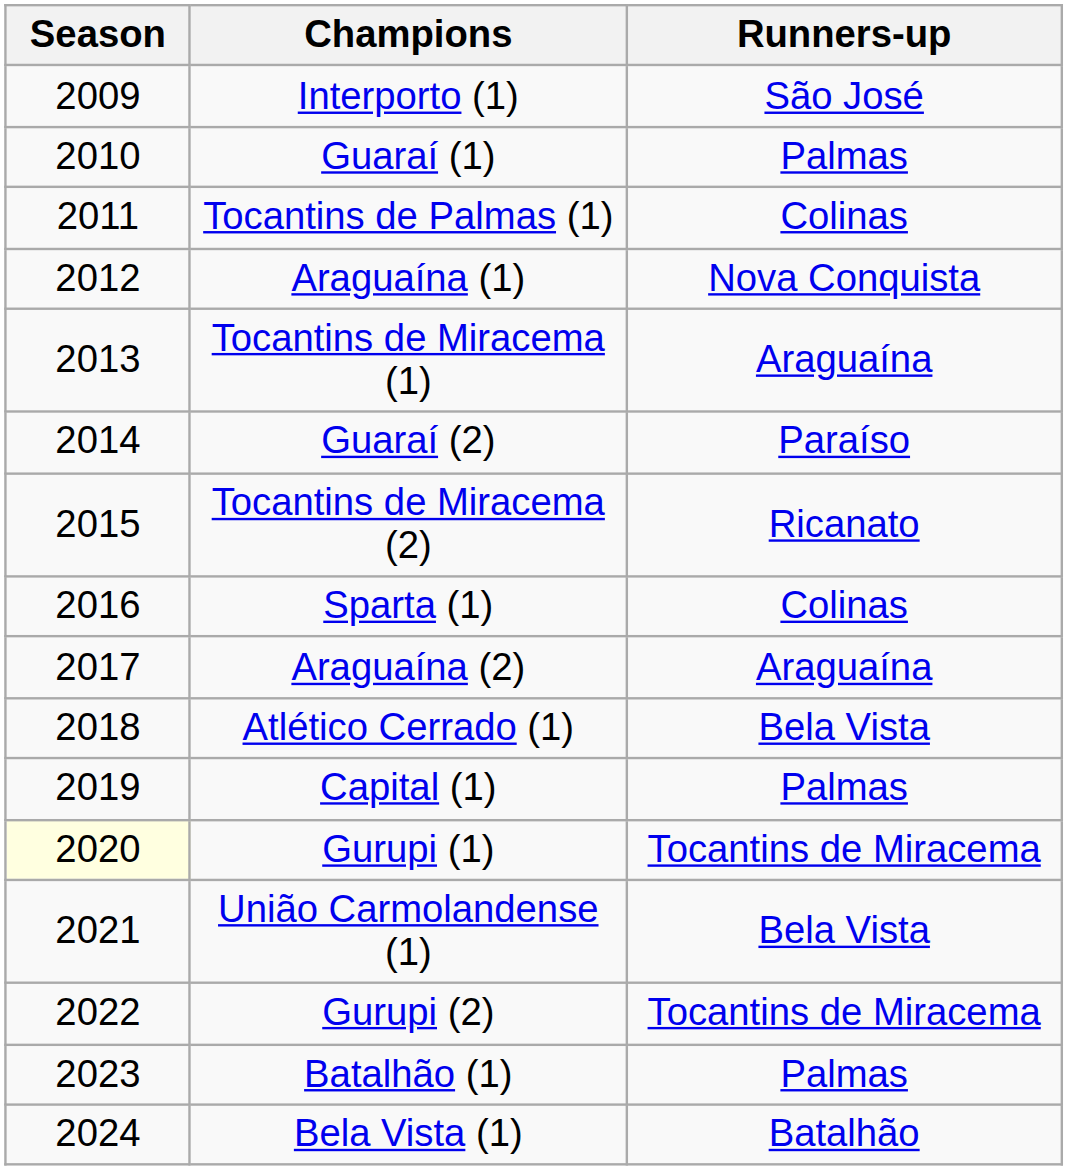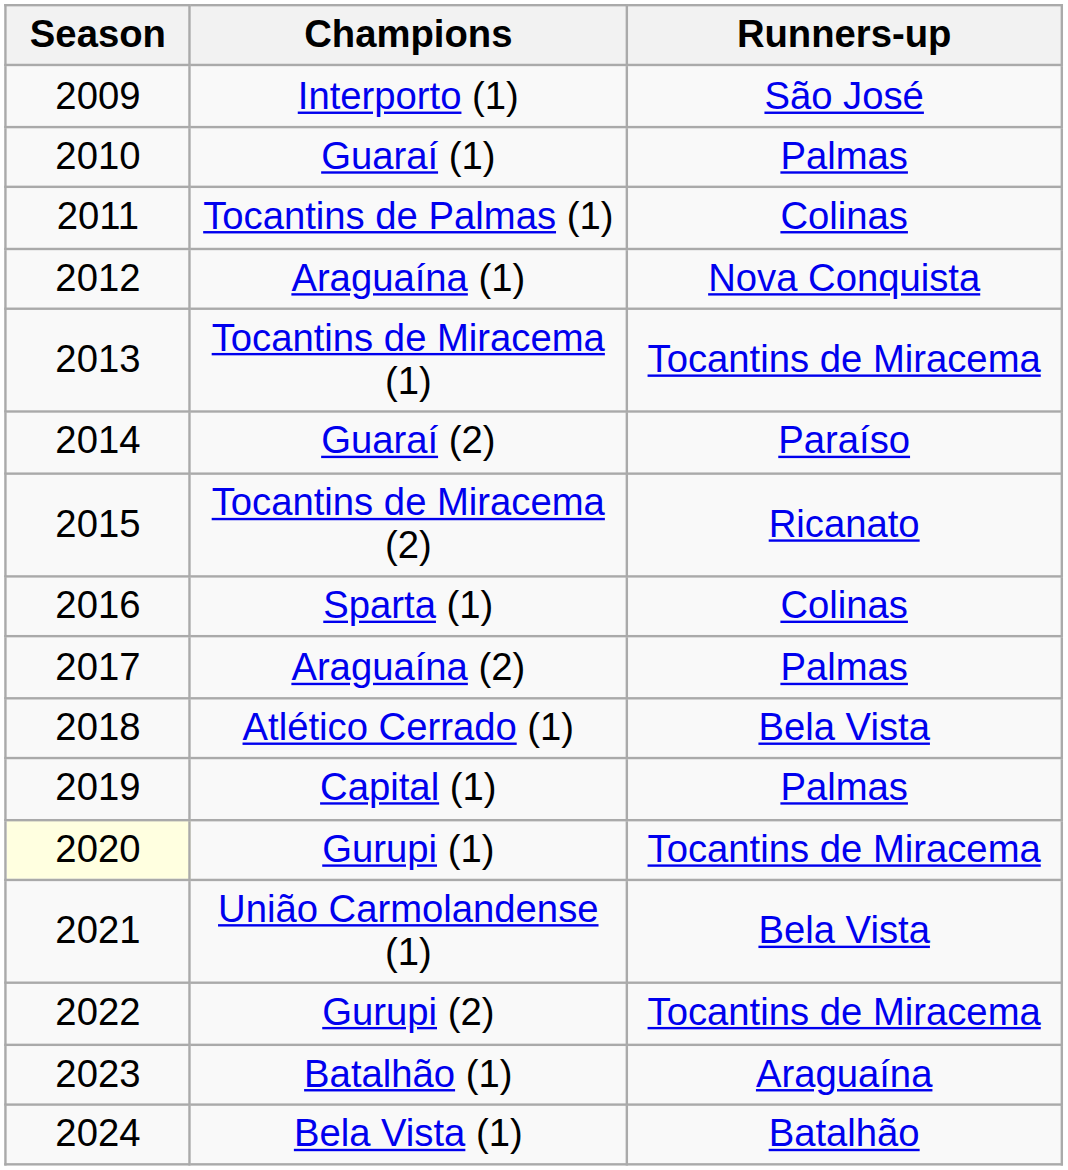(844, 359) Araguaína -> (844, 359) Tocantins de Miracema
(844, 666) Araguaína -> (844, 666) Palmas
(844, 1073) Palmas -> (844, 1073) Araguaína
